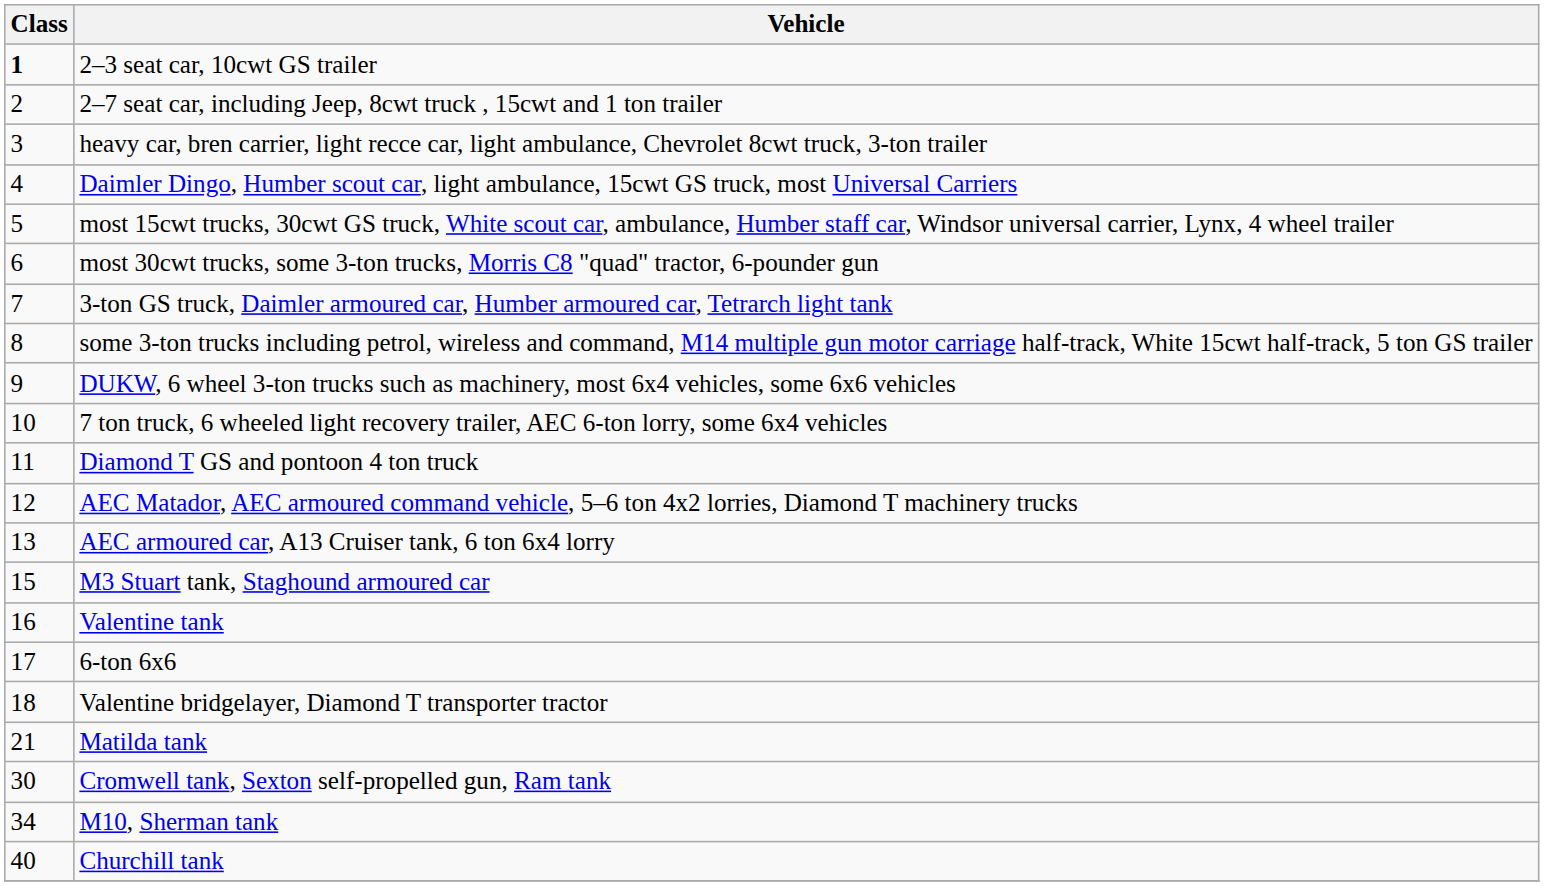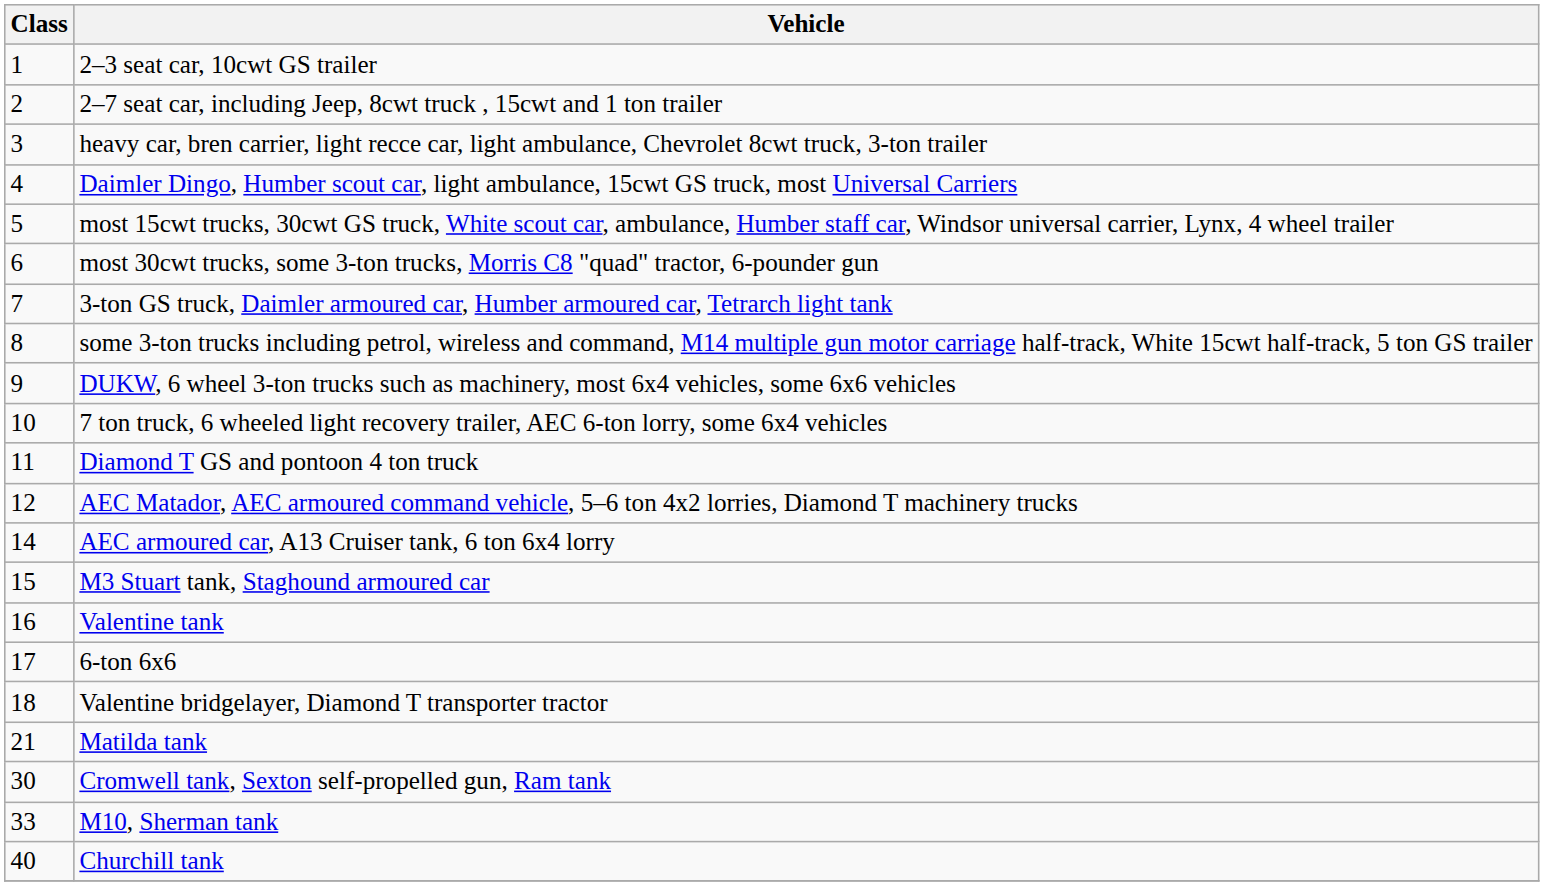(17, 64) bold -> (17, 64) normal
(23, 542) 13 -> (23, 542) 14
(23, 821) 34 -> (23, 821) 33
